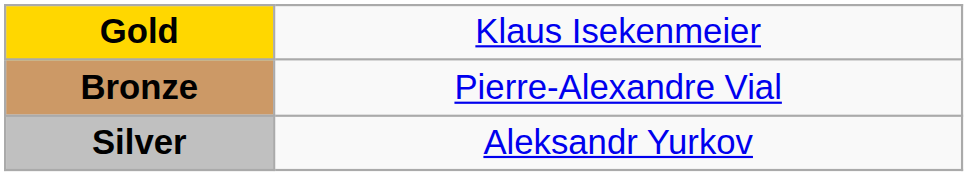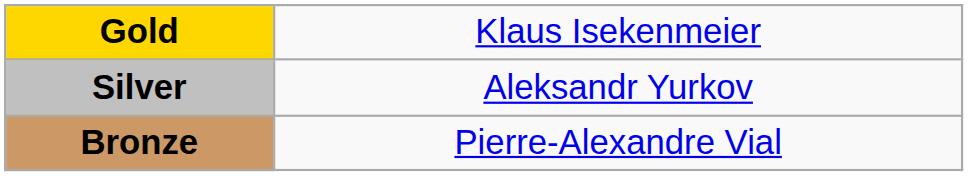rows swapped: (139, 142) <-> (139, 87)
